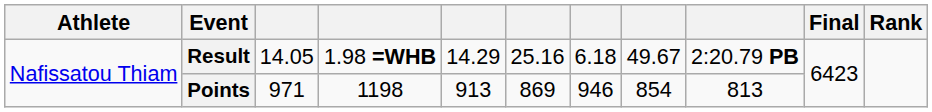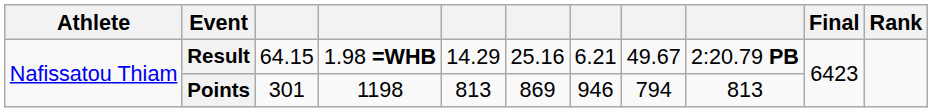(287, 56) 14.05 -> (287, 56) 64.15
(596, 56) 6.18 -> (596, 56) 6.21
(287, 90) 971 -> (287, 90) 301
(473, 90) 913 -> (473, 90) 813
(654, 90) 854 -> (654, 90) 794
